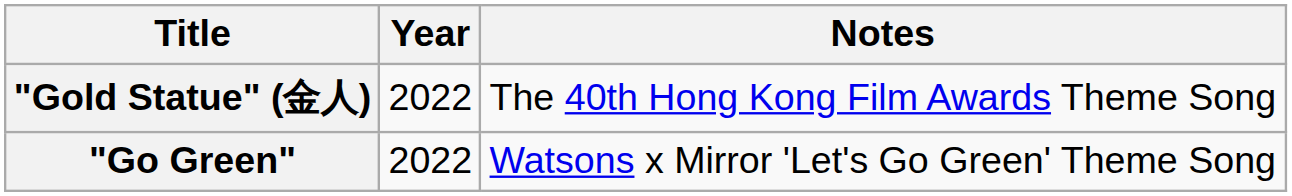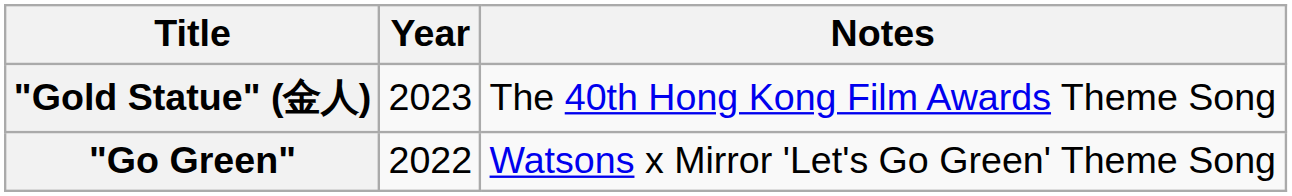(430, 97) 2022 -> (430, 97) 2023
